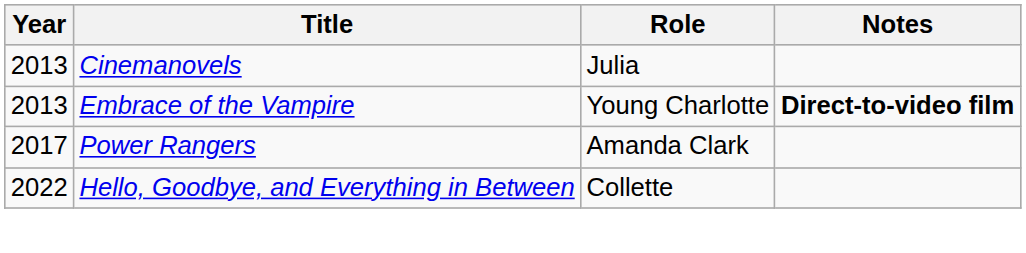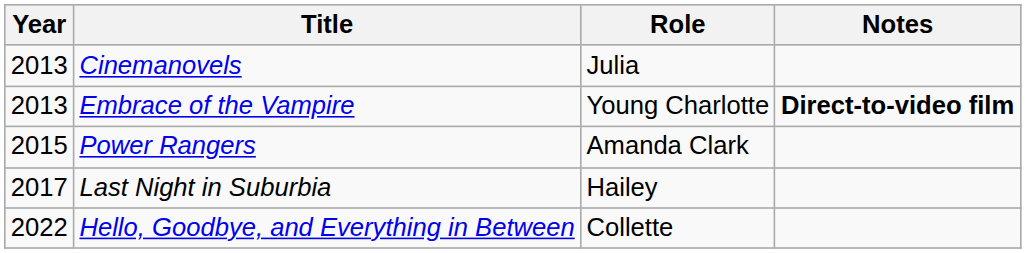(39, 146) 2017 -> (39, 146) 2015
+ row: (205, 187)
